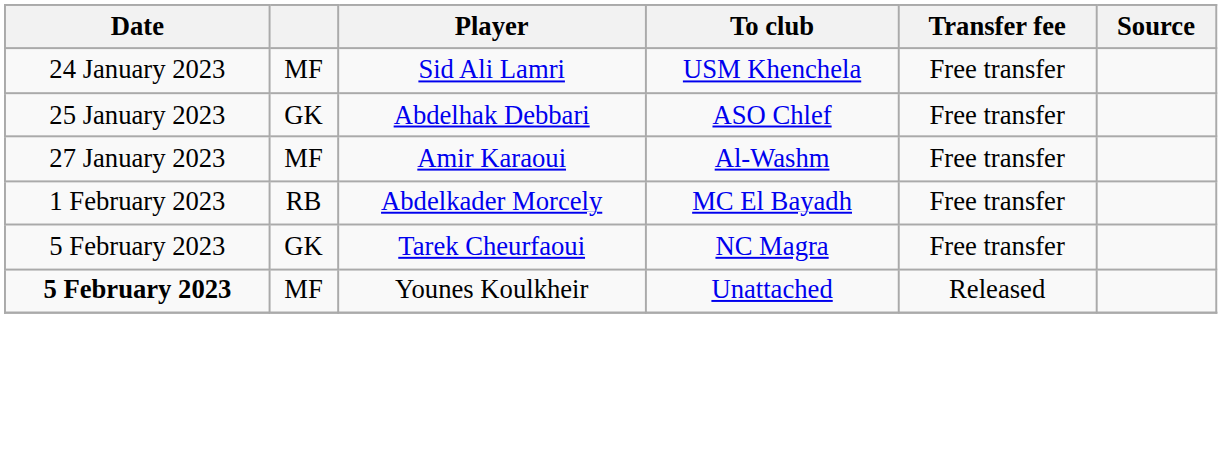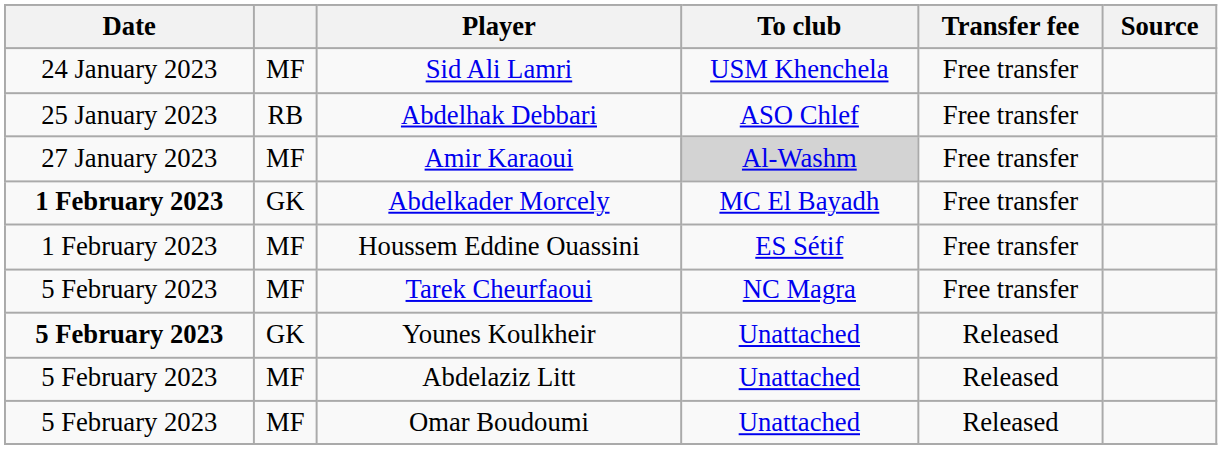(304, 114) GK -> (285, 114) RB
(772, 158) no background -> (799, 158) lightgrey background
(137, 201) normal -> (129, 201) bold
(304, 201) RB -> (285, 201) GK
+ row: (499, 245)
(304, 245) GK -> (285, 289) MF
(304, 289) MF -> (285, 333) GK
+ row: (499, 377)
+ row: (499, 421)
